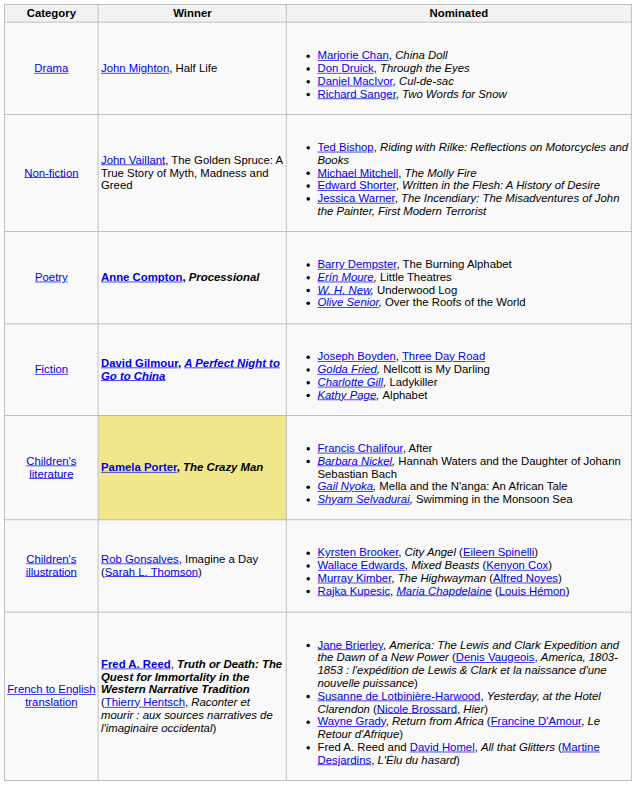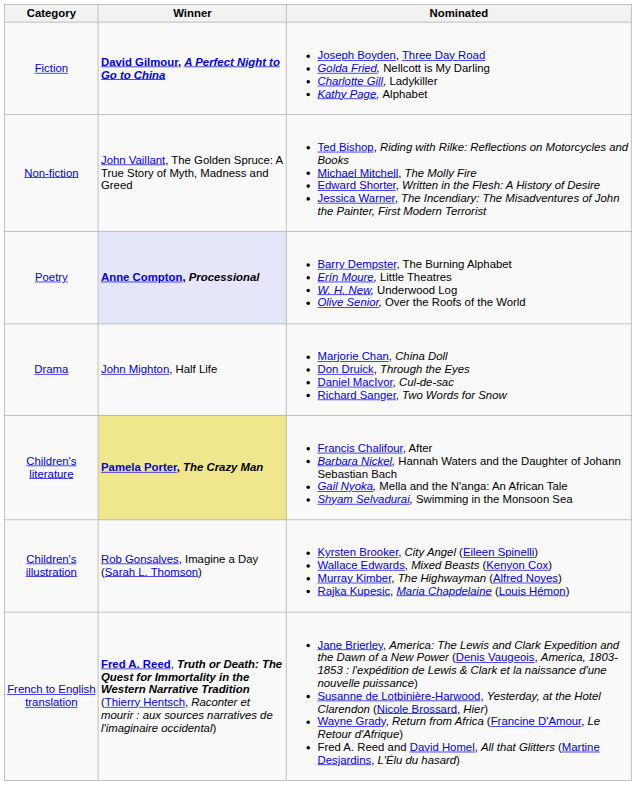rows swapped: (51, 369) <-> (51, 68)
(180, 277) no background -> (180, 277) lavender background
